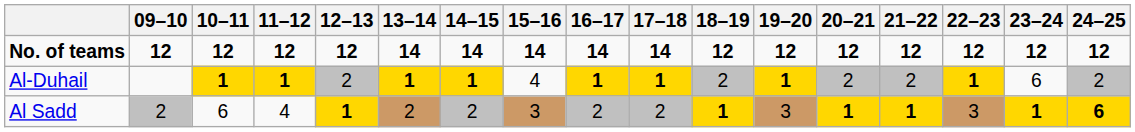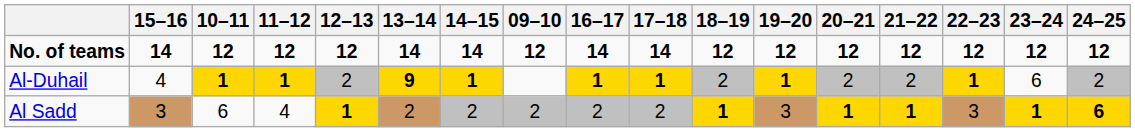columns swapped: (161, 20) <-> (535, 20)
(409, 81) 1 -> (409, 81) 9
